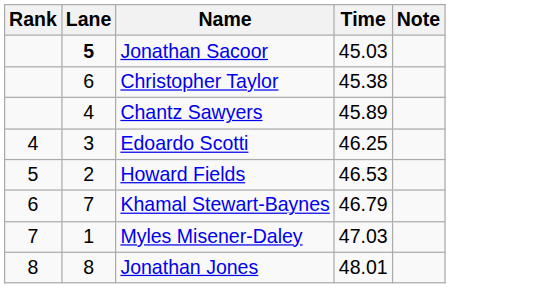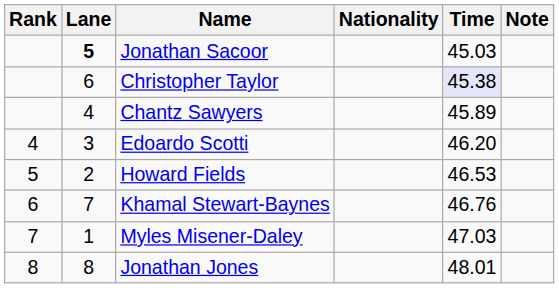+ column: (389, 19)
(363, 81) no background -> (472, 81) lavender background
(363, 143) 46.25 -> (472, 143) 46.20
(363, 205) 46.79 -> (472, 205) 46.76
